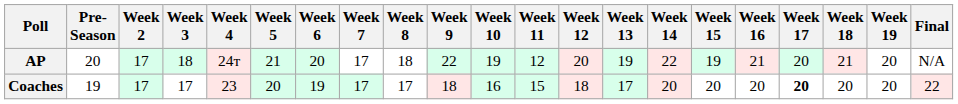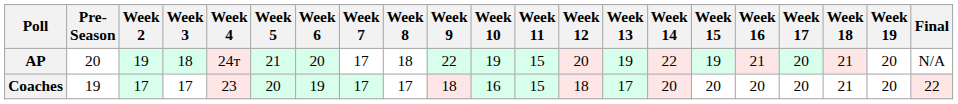(141, 61) 17 -> (141, 61) 19
(537, 61) 12 -> (537, 61) 15
(801, 86) bold -> (801, 86) normal
(845, 86) 20 -> (845, 86) 21
